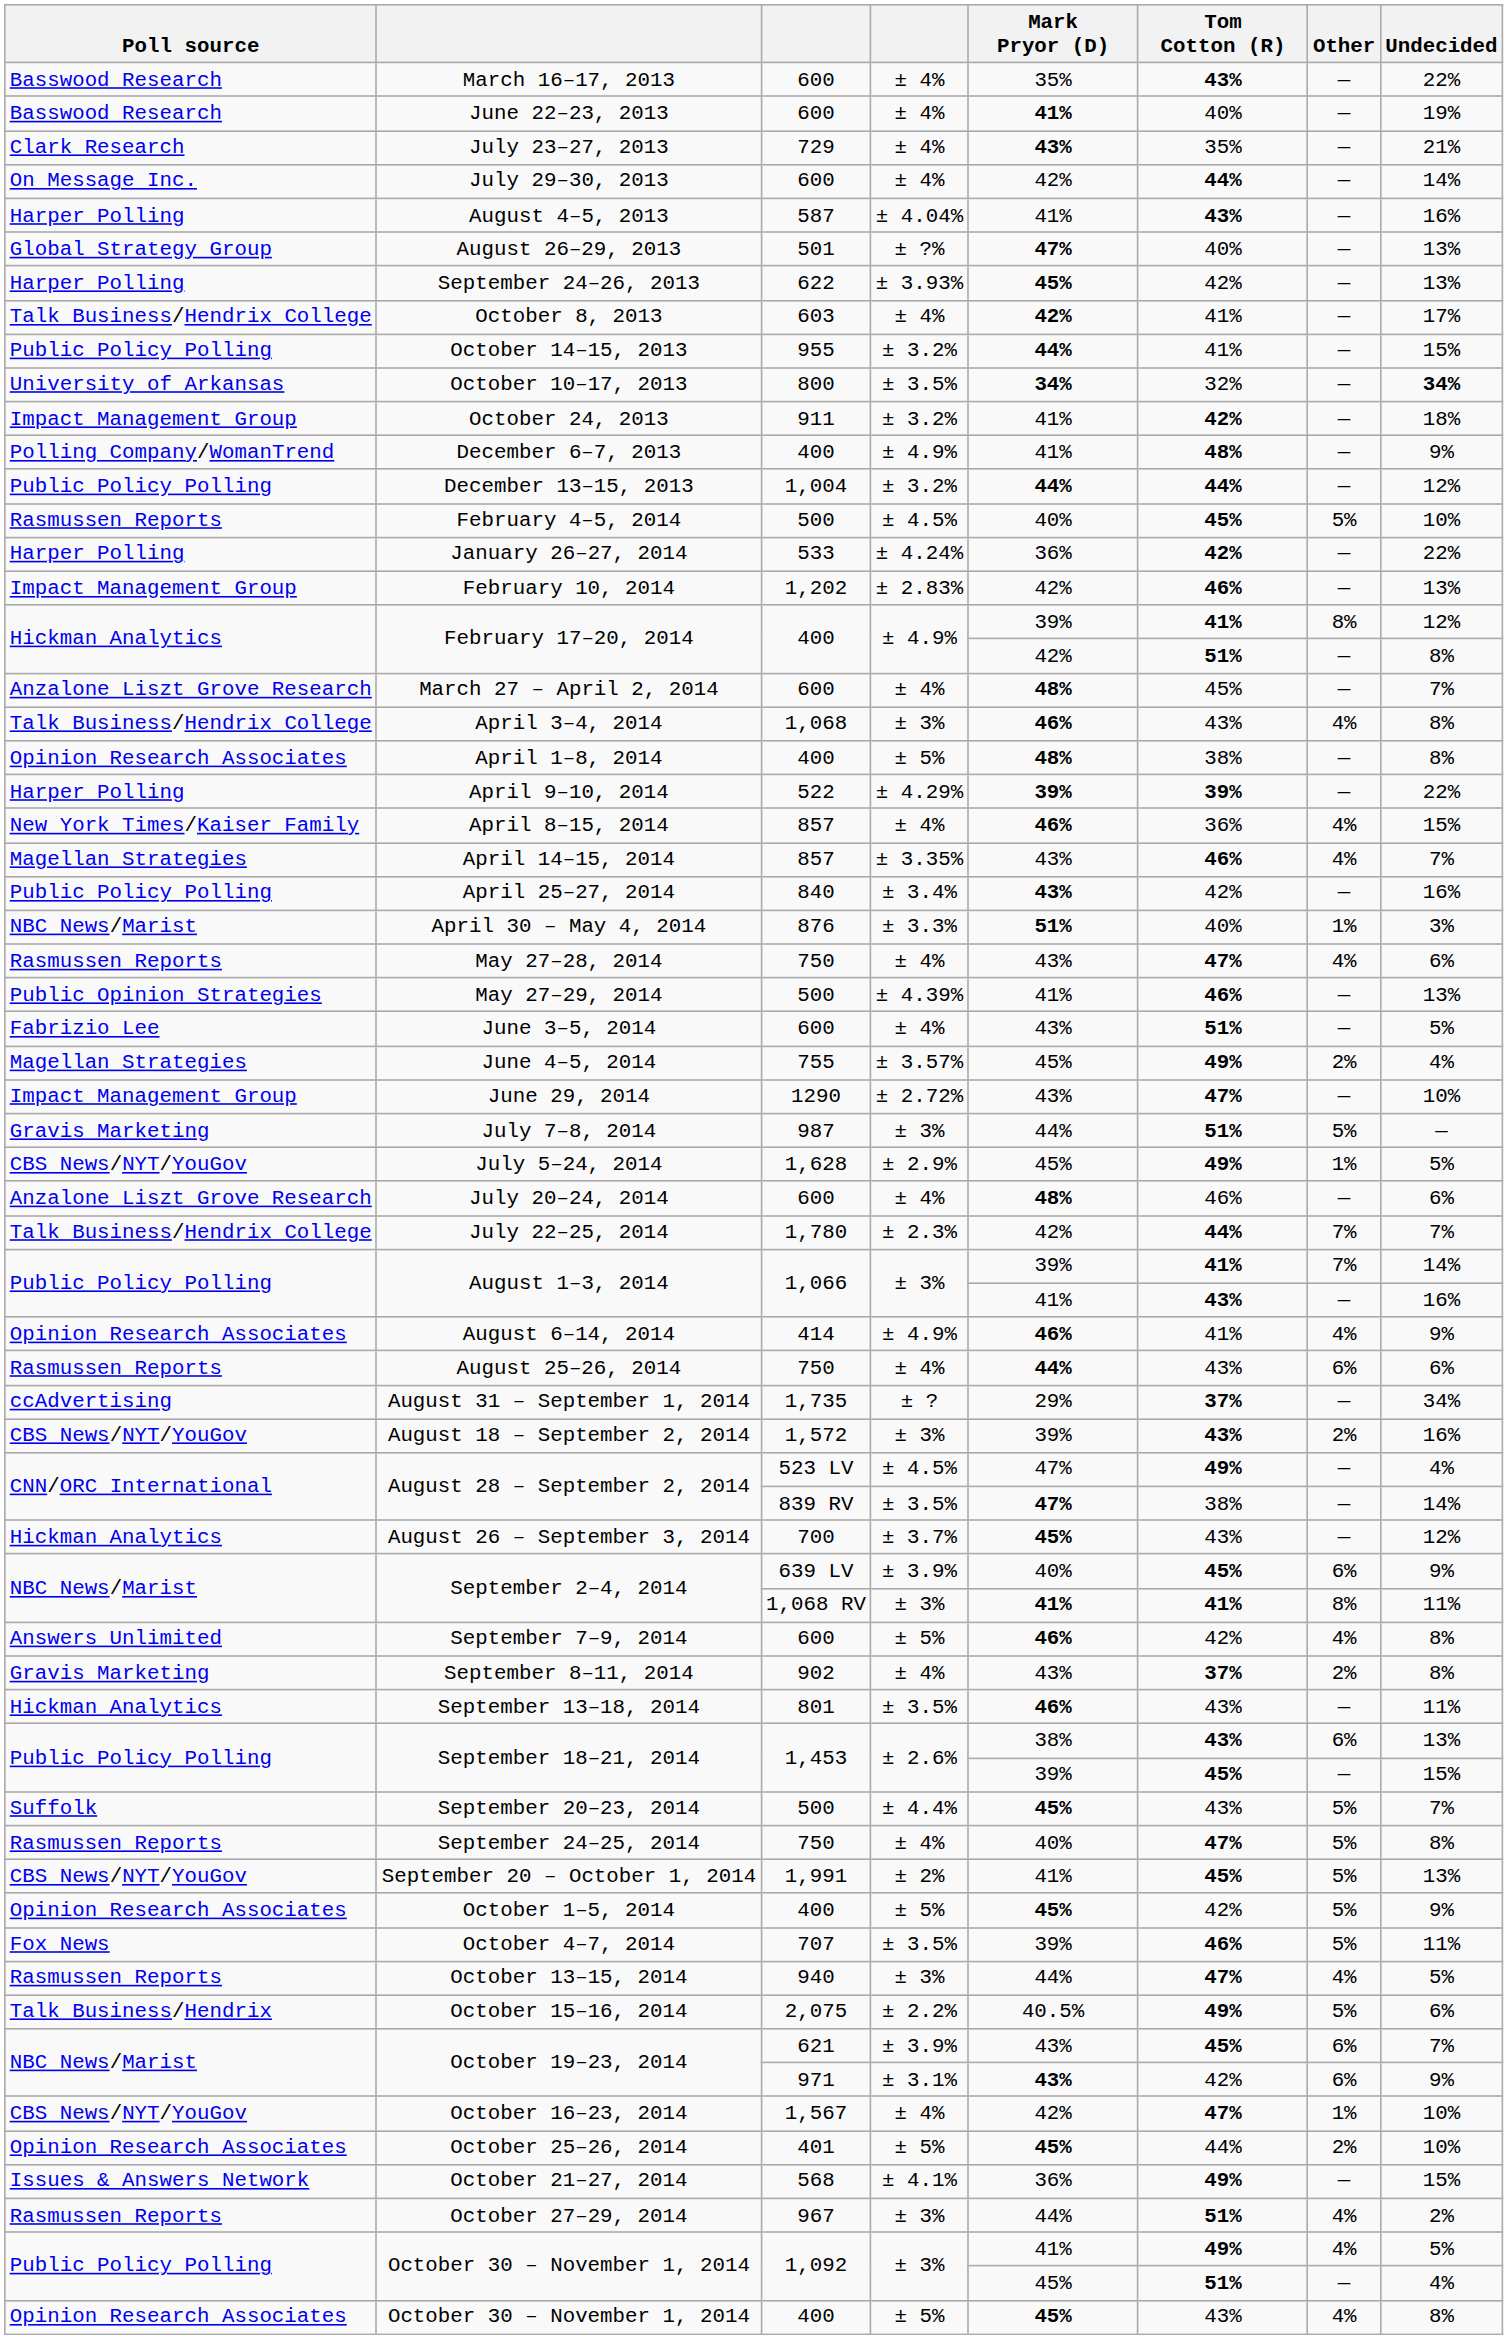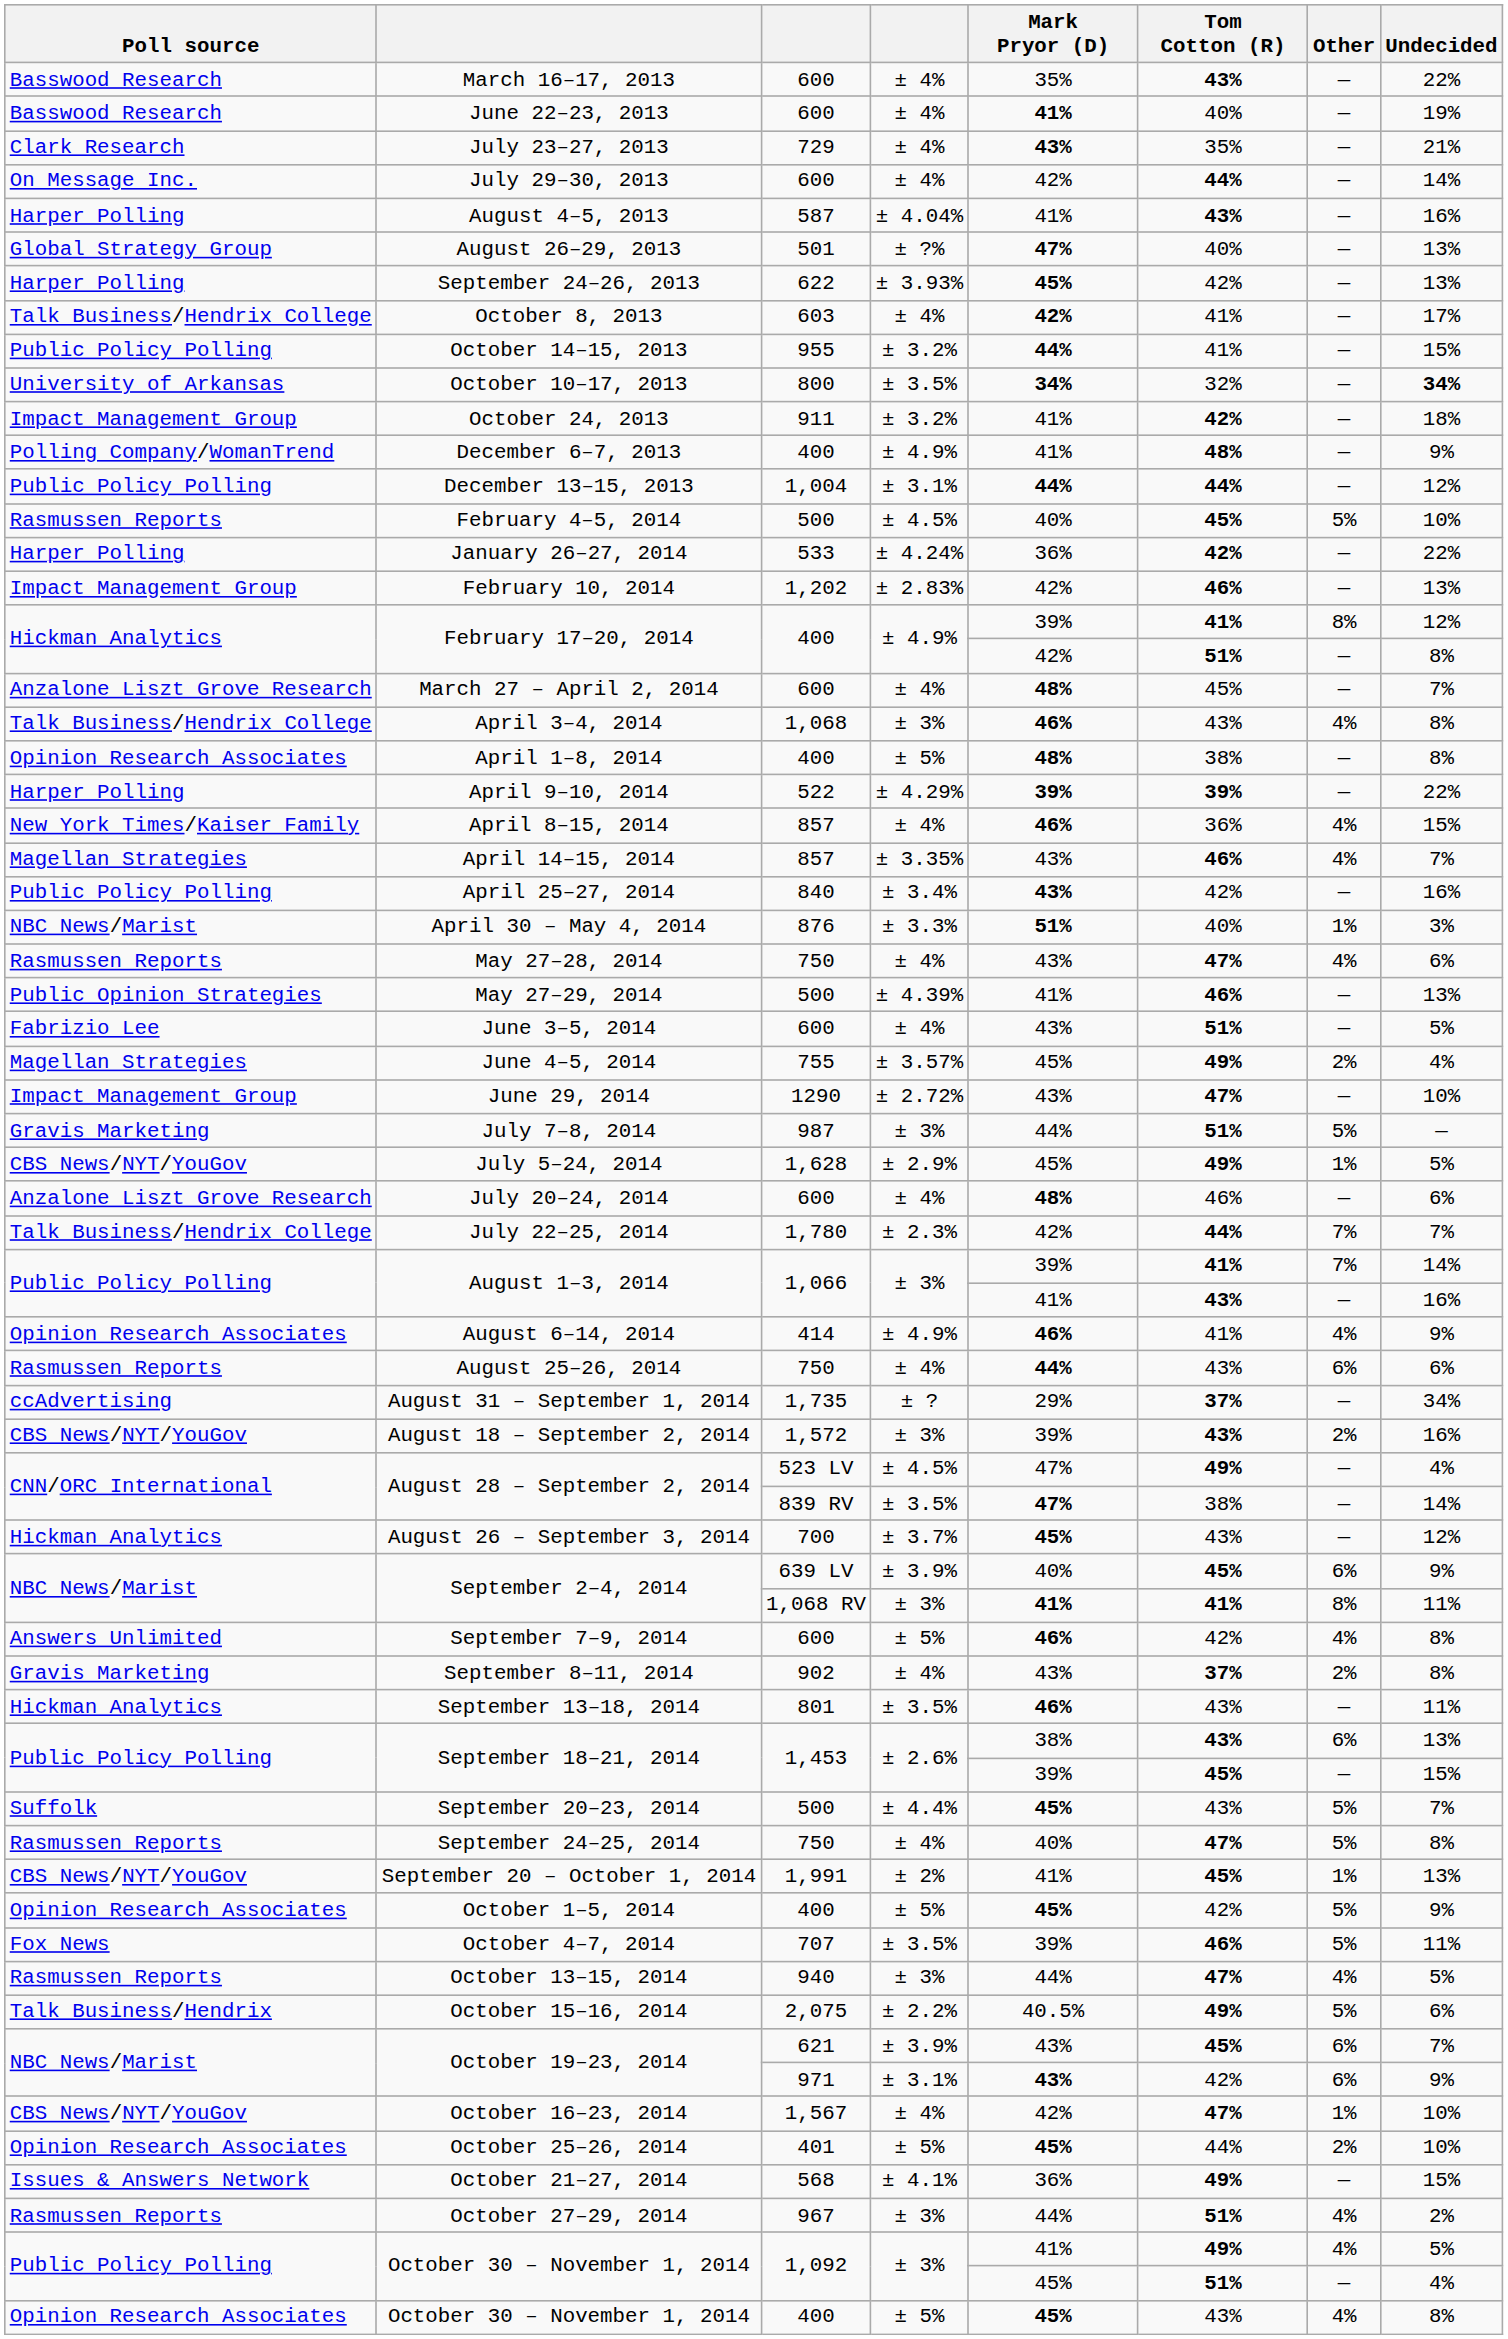(920, 486) ± 3.2% -> (920, 486) ± 3.1%
(1344, 1876) 5% -> (1344, 1876) 1%
